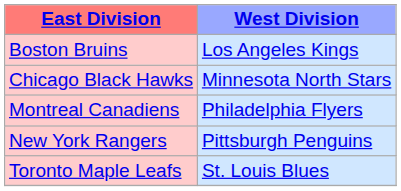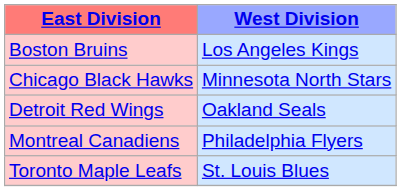+ row: (86, 110)
- row: (88, 140)
